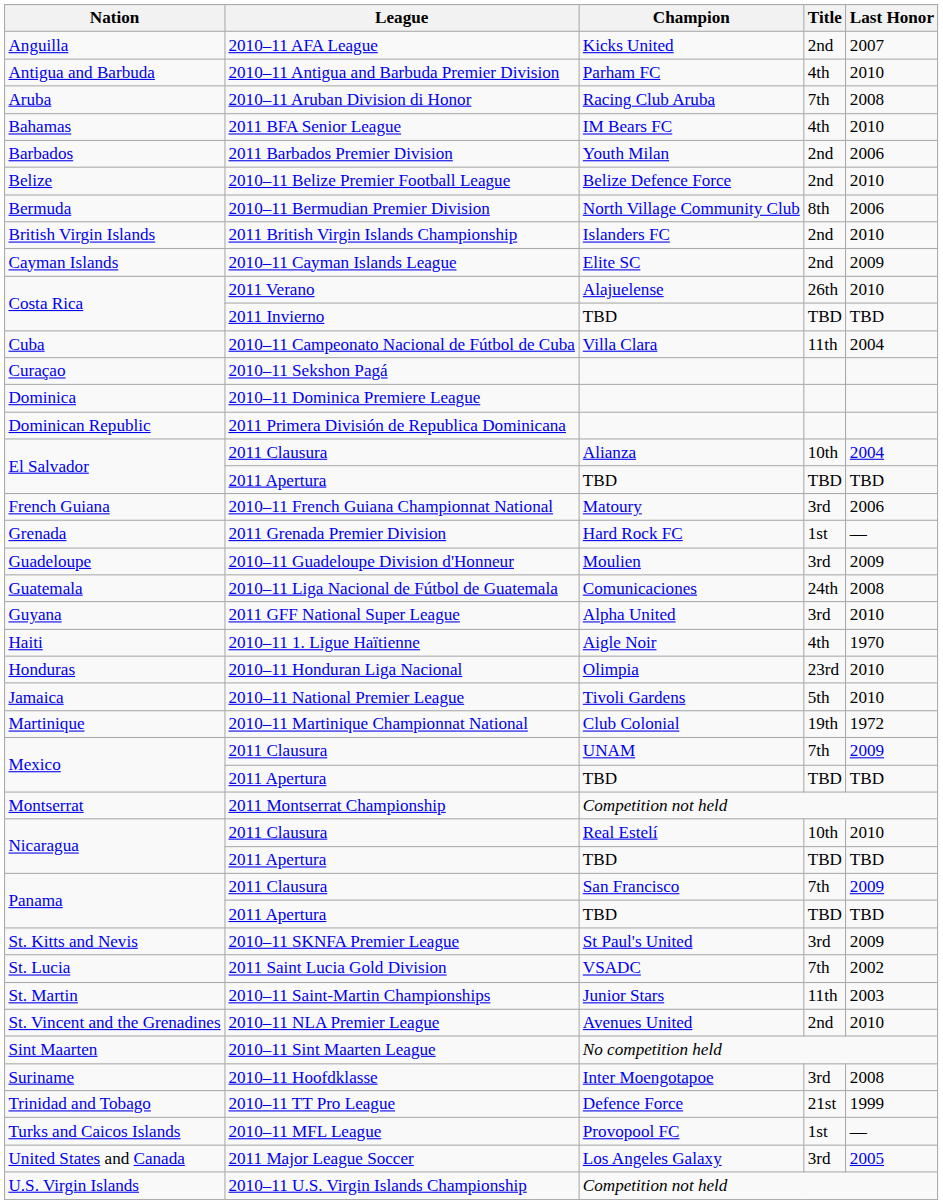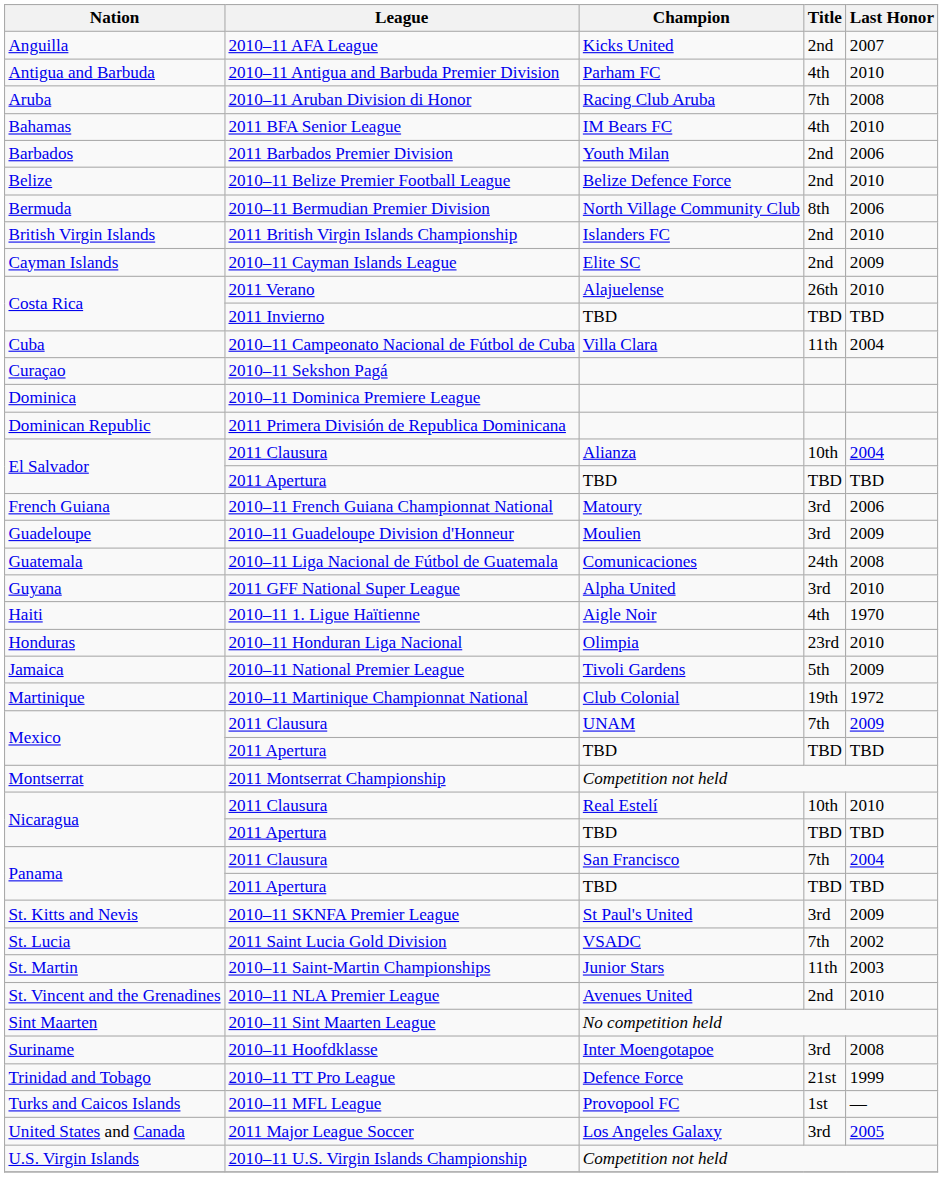- row: (37, 533)
(867, 696) 2010 -> (867, 669) 2009
(867, 886) 2009 -> (867, 859) 2004
